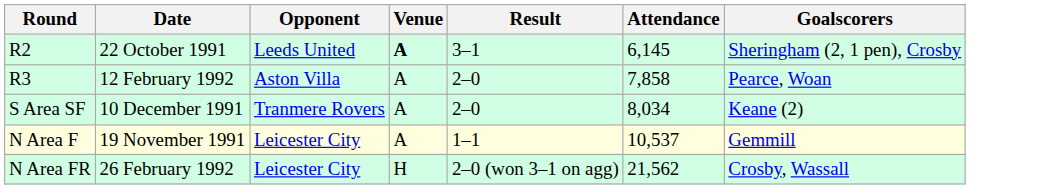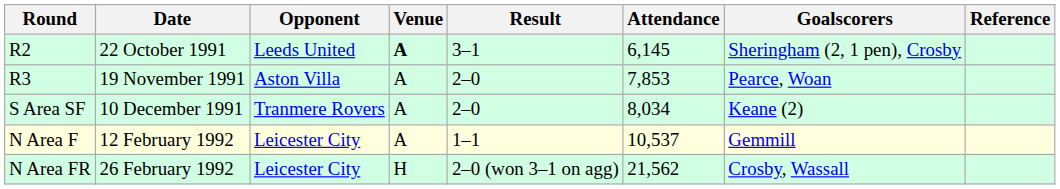+ column: (1010, 19)
(167, 79) 12 February 1992 -> (172, 79) 19 November 1991
(649, 79) 7,858 -> (649, 79) 7,853
(172, 139) 19 November 1991 -> (167, 139) 12 February 1992
